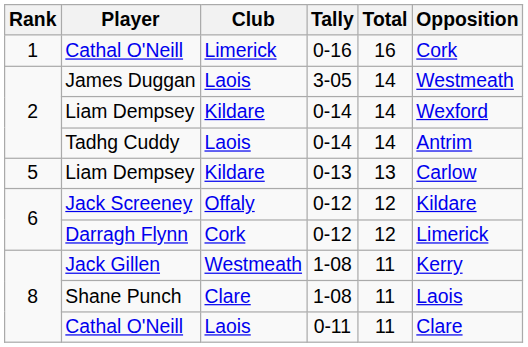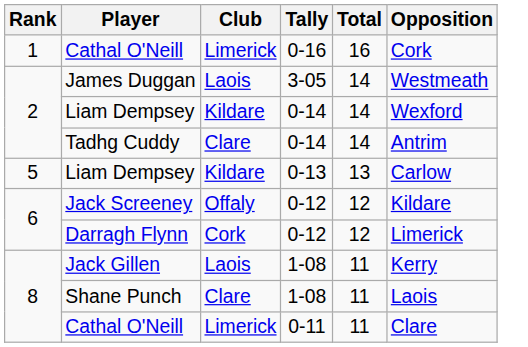(228, 142) Laois -> (228, 142) Clare
(253, 265) Westmeath -> (228, 265) Laois
(228, 326) Laois -> (241, 326) Limerick
